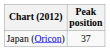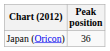(86, 38) 37 -> (86, 38) 36
